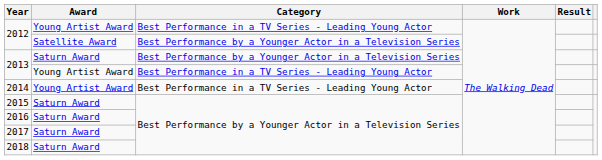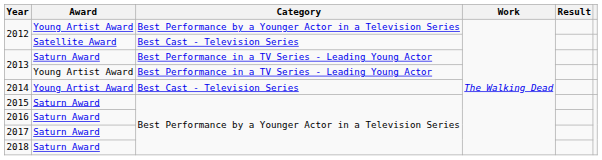(285, 27) Best Performance in a TV Series - Leading Young Actor -> (299, 27) Best Performance by a Younger Actor in a Television Series
(299, 42) Best Performance by a Younger Actor in a Television Series -> (218, 42) Best Cast - Television Series
(299, 57) Best Performance by a Younger Actor in a Television Series -> (285, 57) Best Performance in a TV Series - Leading Young Actor
(285, 87) Best Performance in a TV Series - Leading Young Actor -> (218, 87) Best Cast - Television Series
